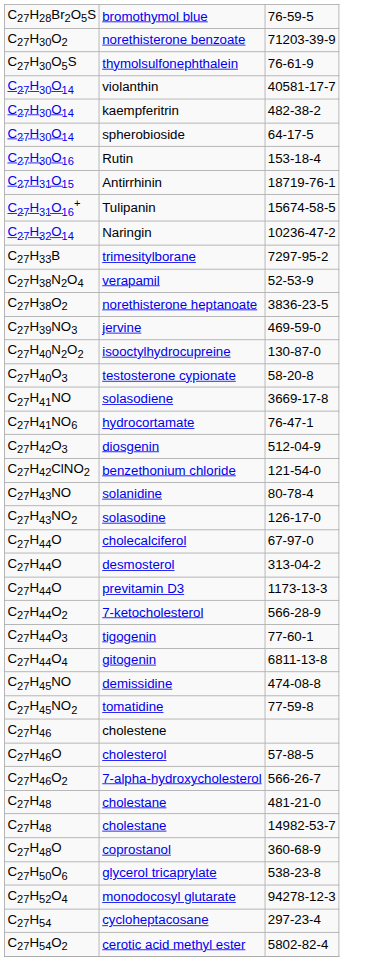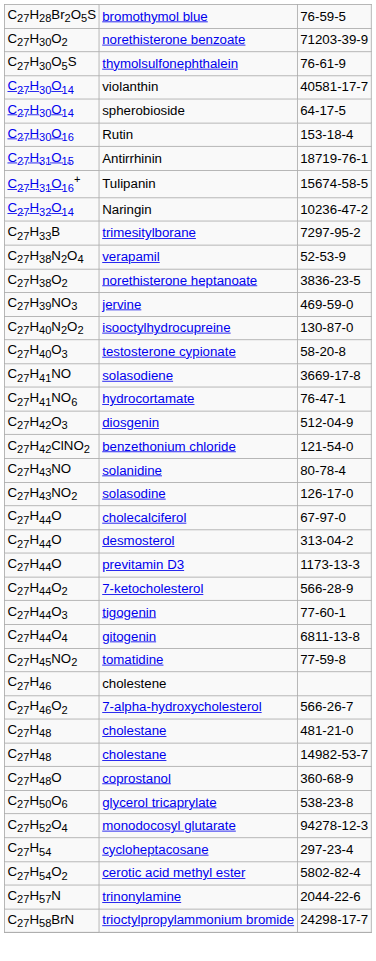- row: (141, 111)
- row: (137, 683)
- row: (134, 754)
+ row: (142, 897)
+ row: (198, 920)
